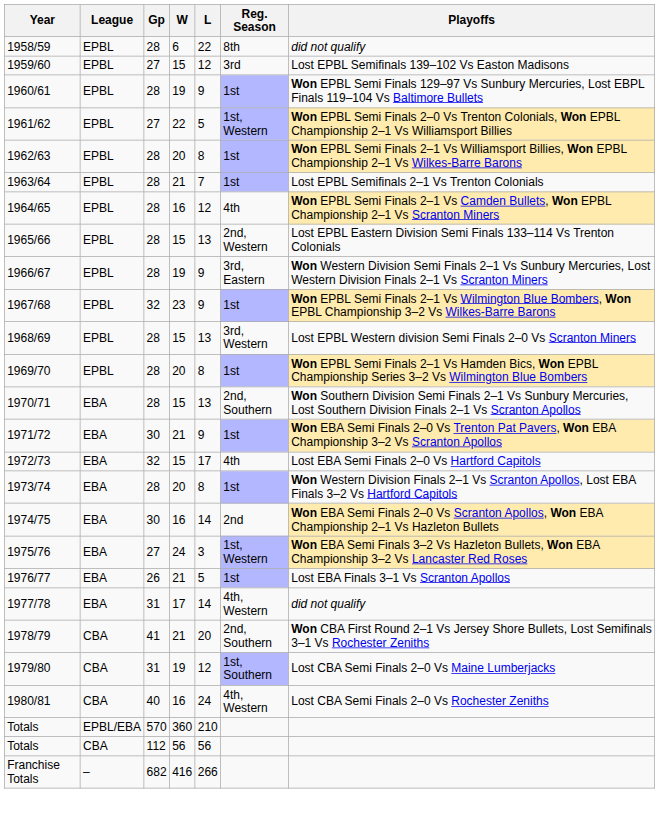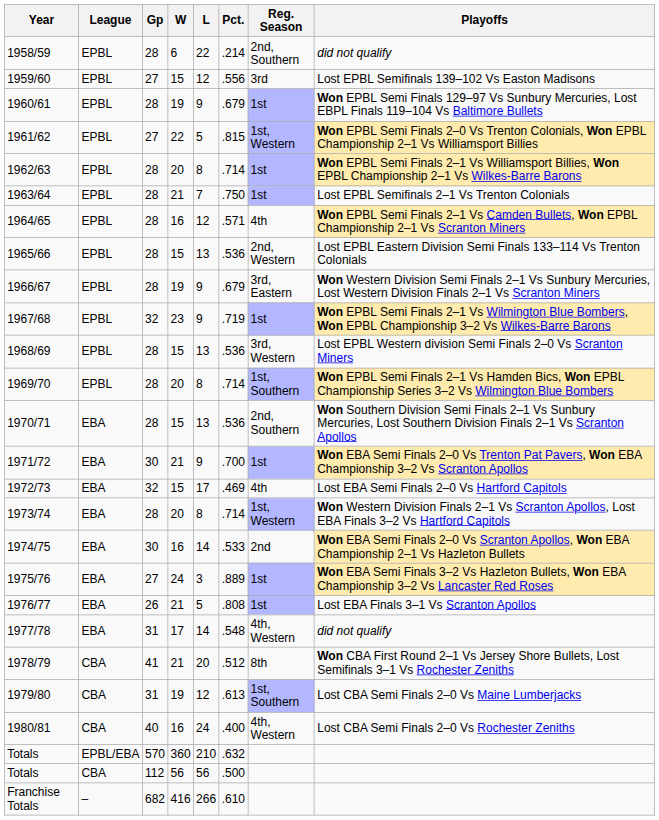+ column: (233, 20)
(232, 46) 8th -> (275, 53) 2nd, Southern
(231, 370) 1st -> (275, 384) 1st, Southern
(231, 487) 1st -> (273, 514) 1st, Western
(246, 552) 1st, Western -> (259, 579) 1st
(248, 636) 2nd, Southern -> (259, 663) 8th
